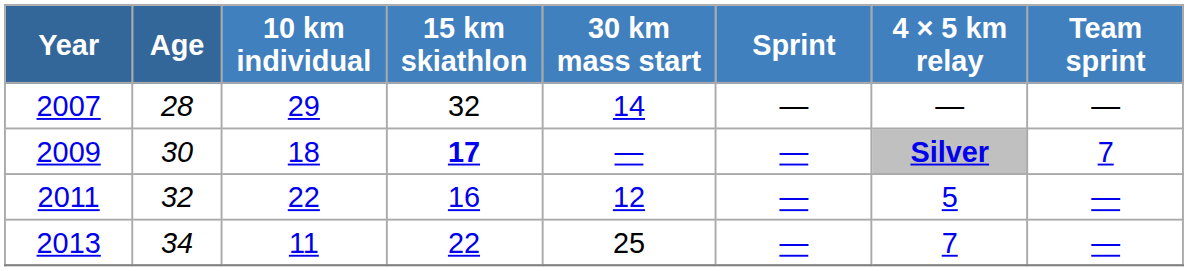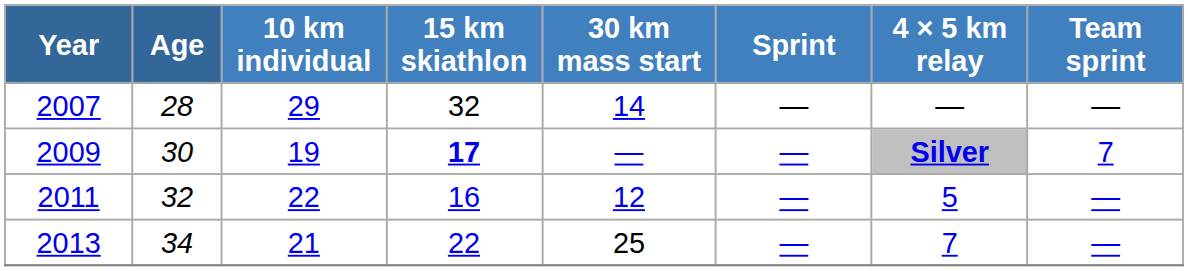(304, 152) 18 -> (304, 152) 19
(304, 243) 11 -> (304, 243) 21
